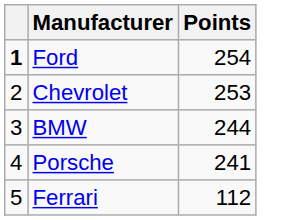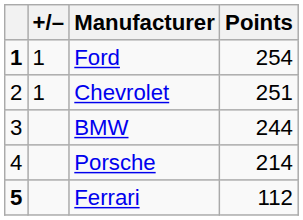+ column: (48, 22)
(233, 93) 253 -> (274, 93) 251
(233, 163) 241 -> (274, 163) 214
(16, 198) normal -> (16, 198) bold
